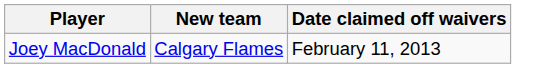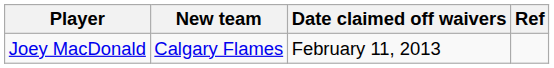+ column: (530, 19)
